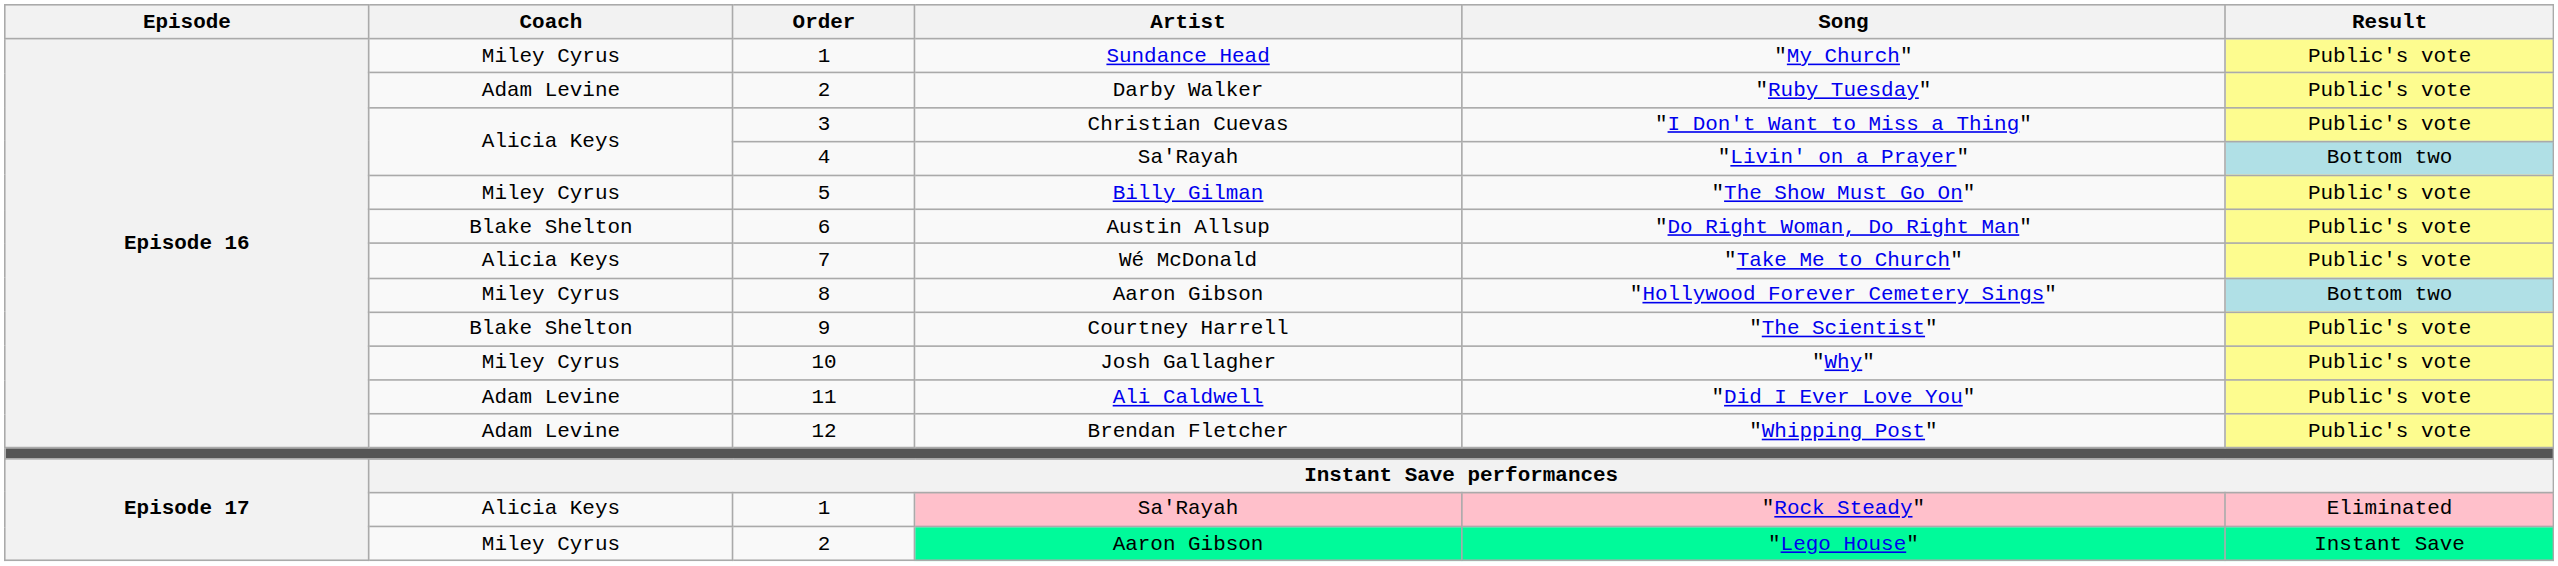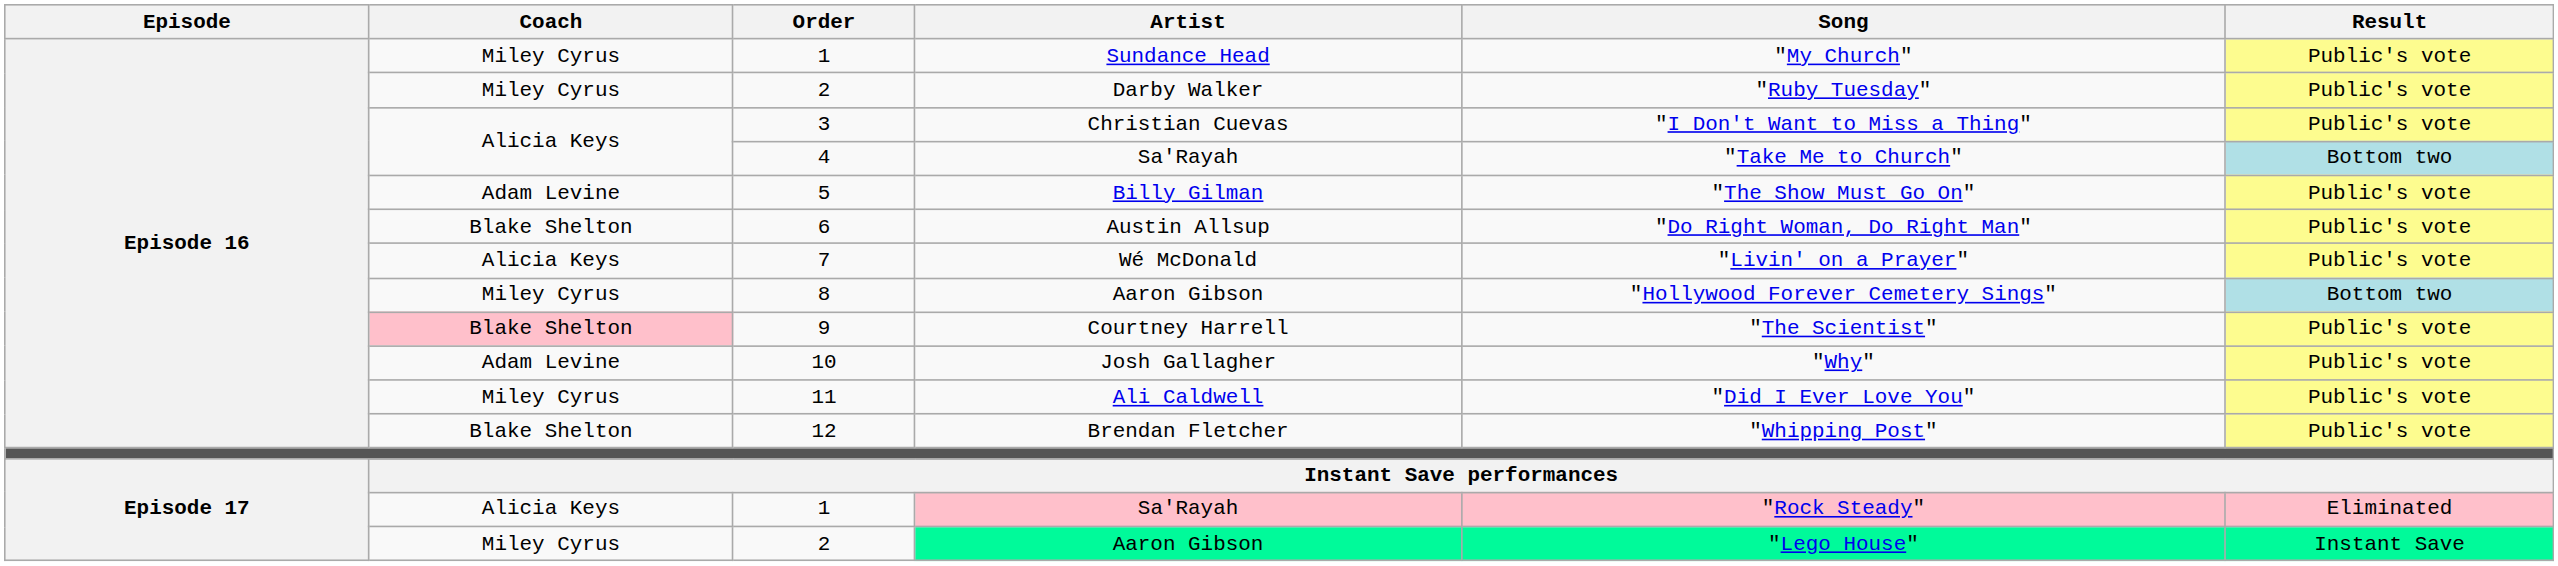(551, 90) Adam Levine -> (551, 90) Miley Cyrus
(1843, 158) "Livin' on a Prayer" -> (1843, 158) "Take Me to Church"
(551, 192) Miley Cyrus -> (551, 192) Adam Levine
(1843, 261) "Take Me to Church" -> (1843, 261) "Livin' on a Prayer"
(551, 329) no background -> (551, 329) pink background
(551, 363) Miley Cyrus -> (551, 363) Adam Levine
(551, 397) Adam Levine -> (551, 397) Miley Cyrus
(551, 431) Adam Levine -> (551, 431) Blake Shelton
